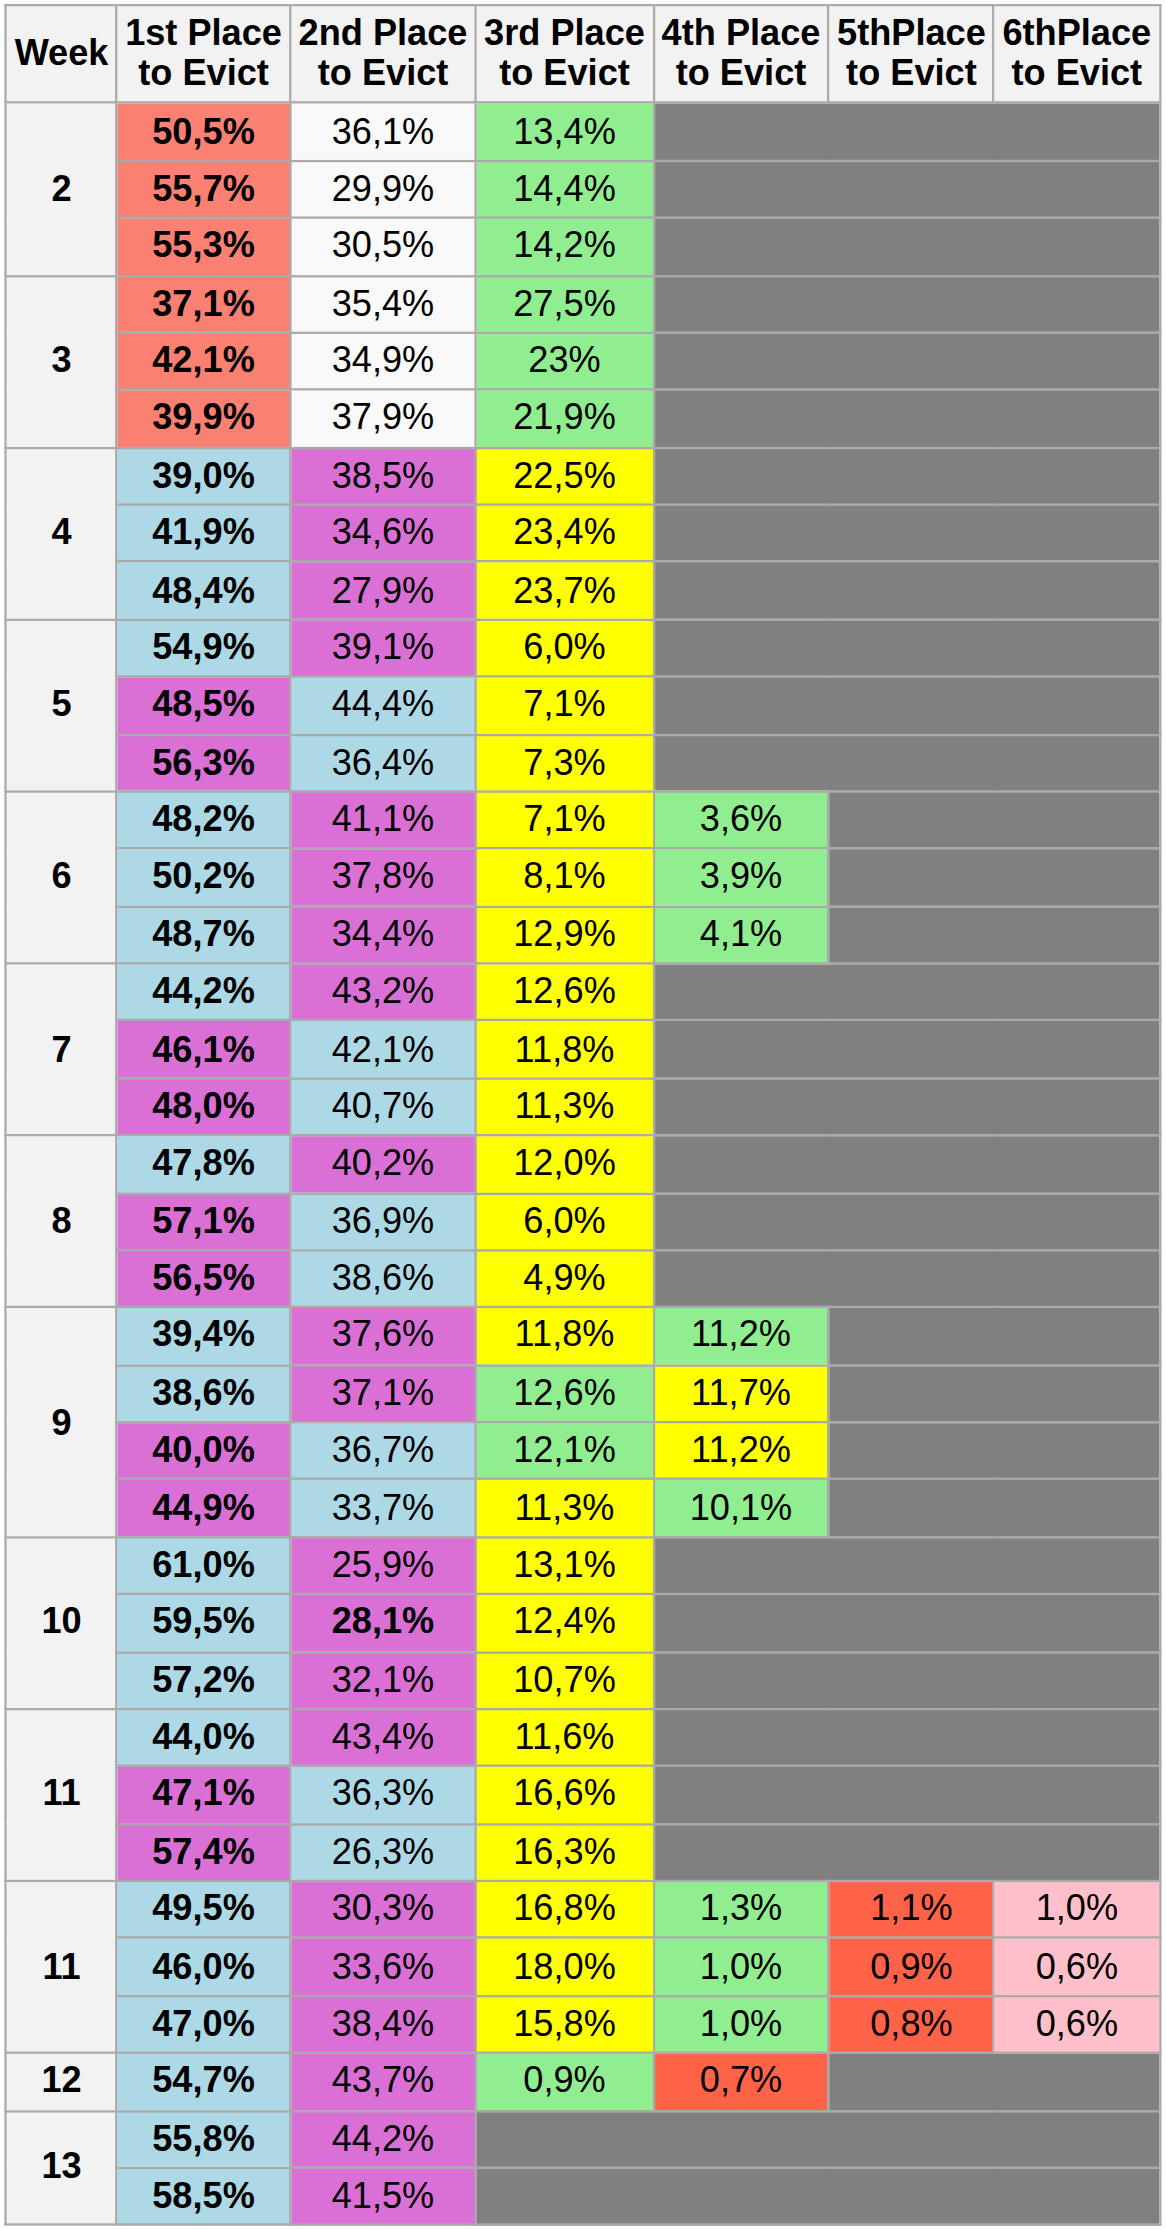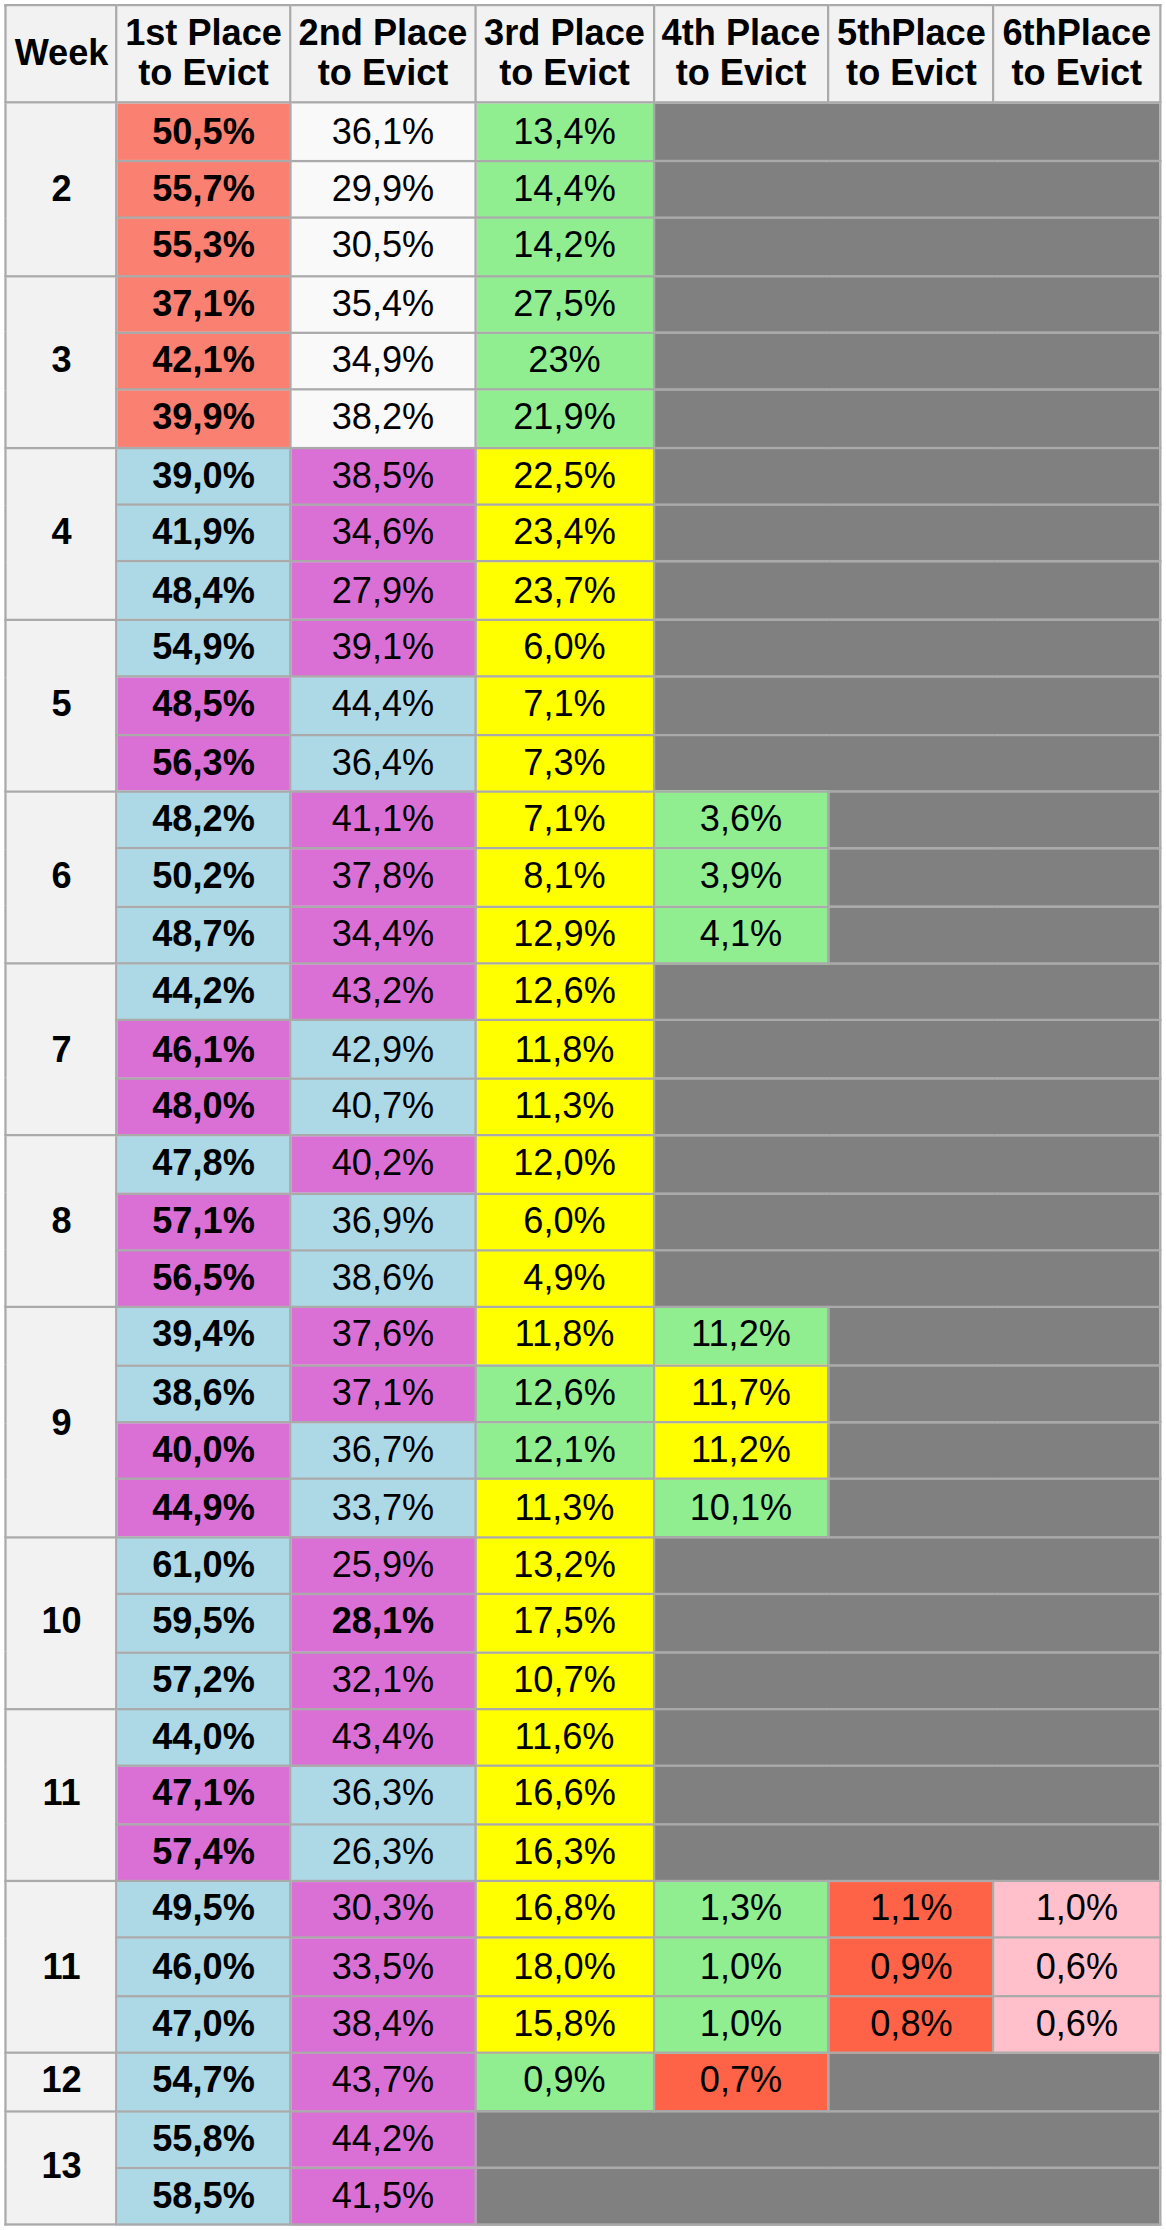(383, 417) 37,9% -> (383, 417) 38,2%
(383, 1048) 42,1% -> (383, 1048) 42,9%
(565, 1564) 13,1% -> (565, 1564) 13,2%
(565, 1622) 12,4% -> (565, 1622) 17,5%
(383, 1966) 33,6% -> (383, 1966) 33,5%
